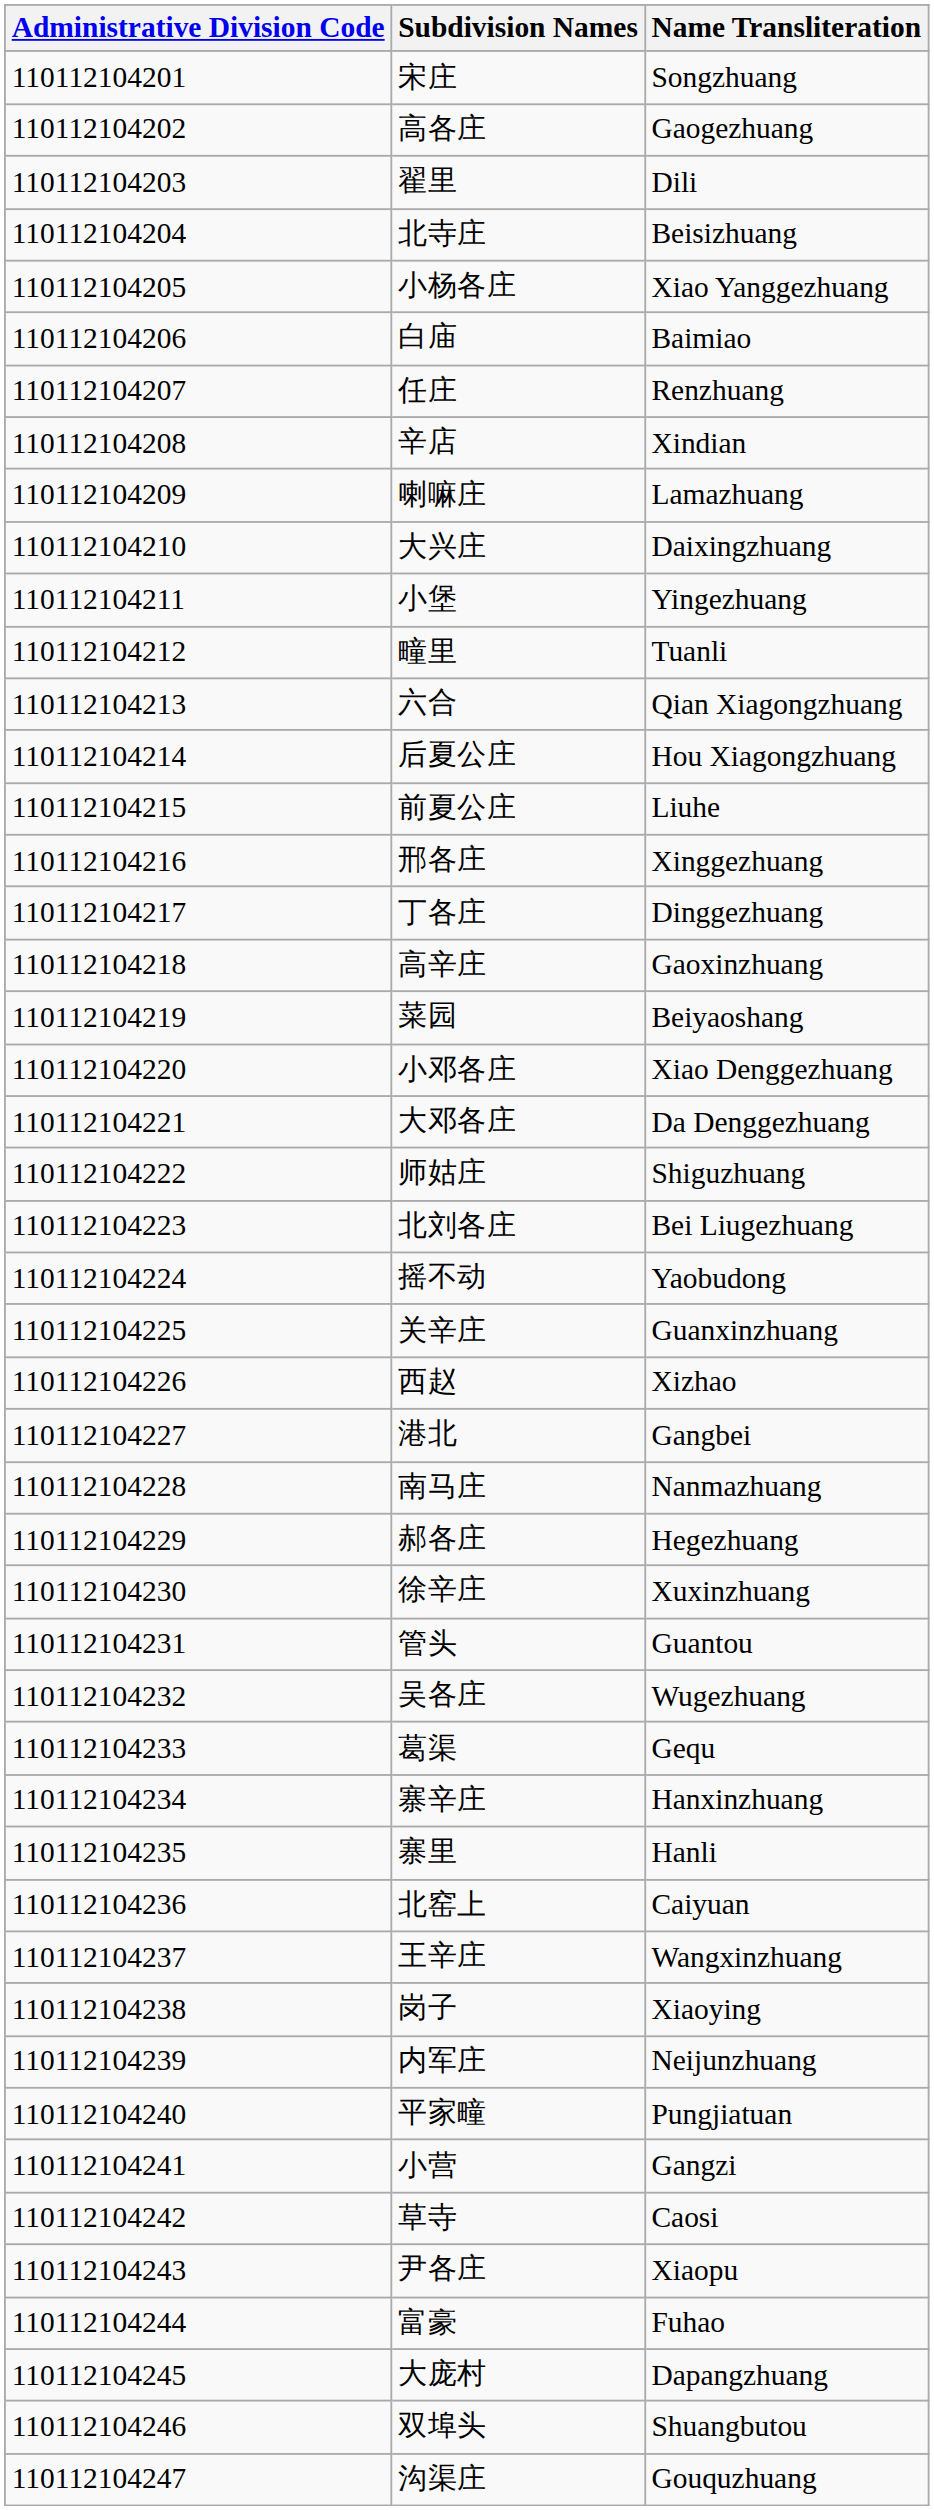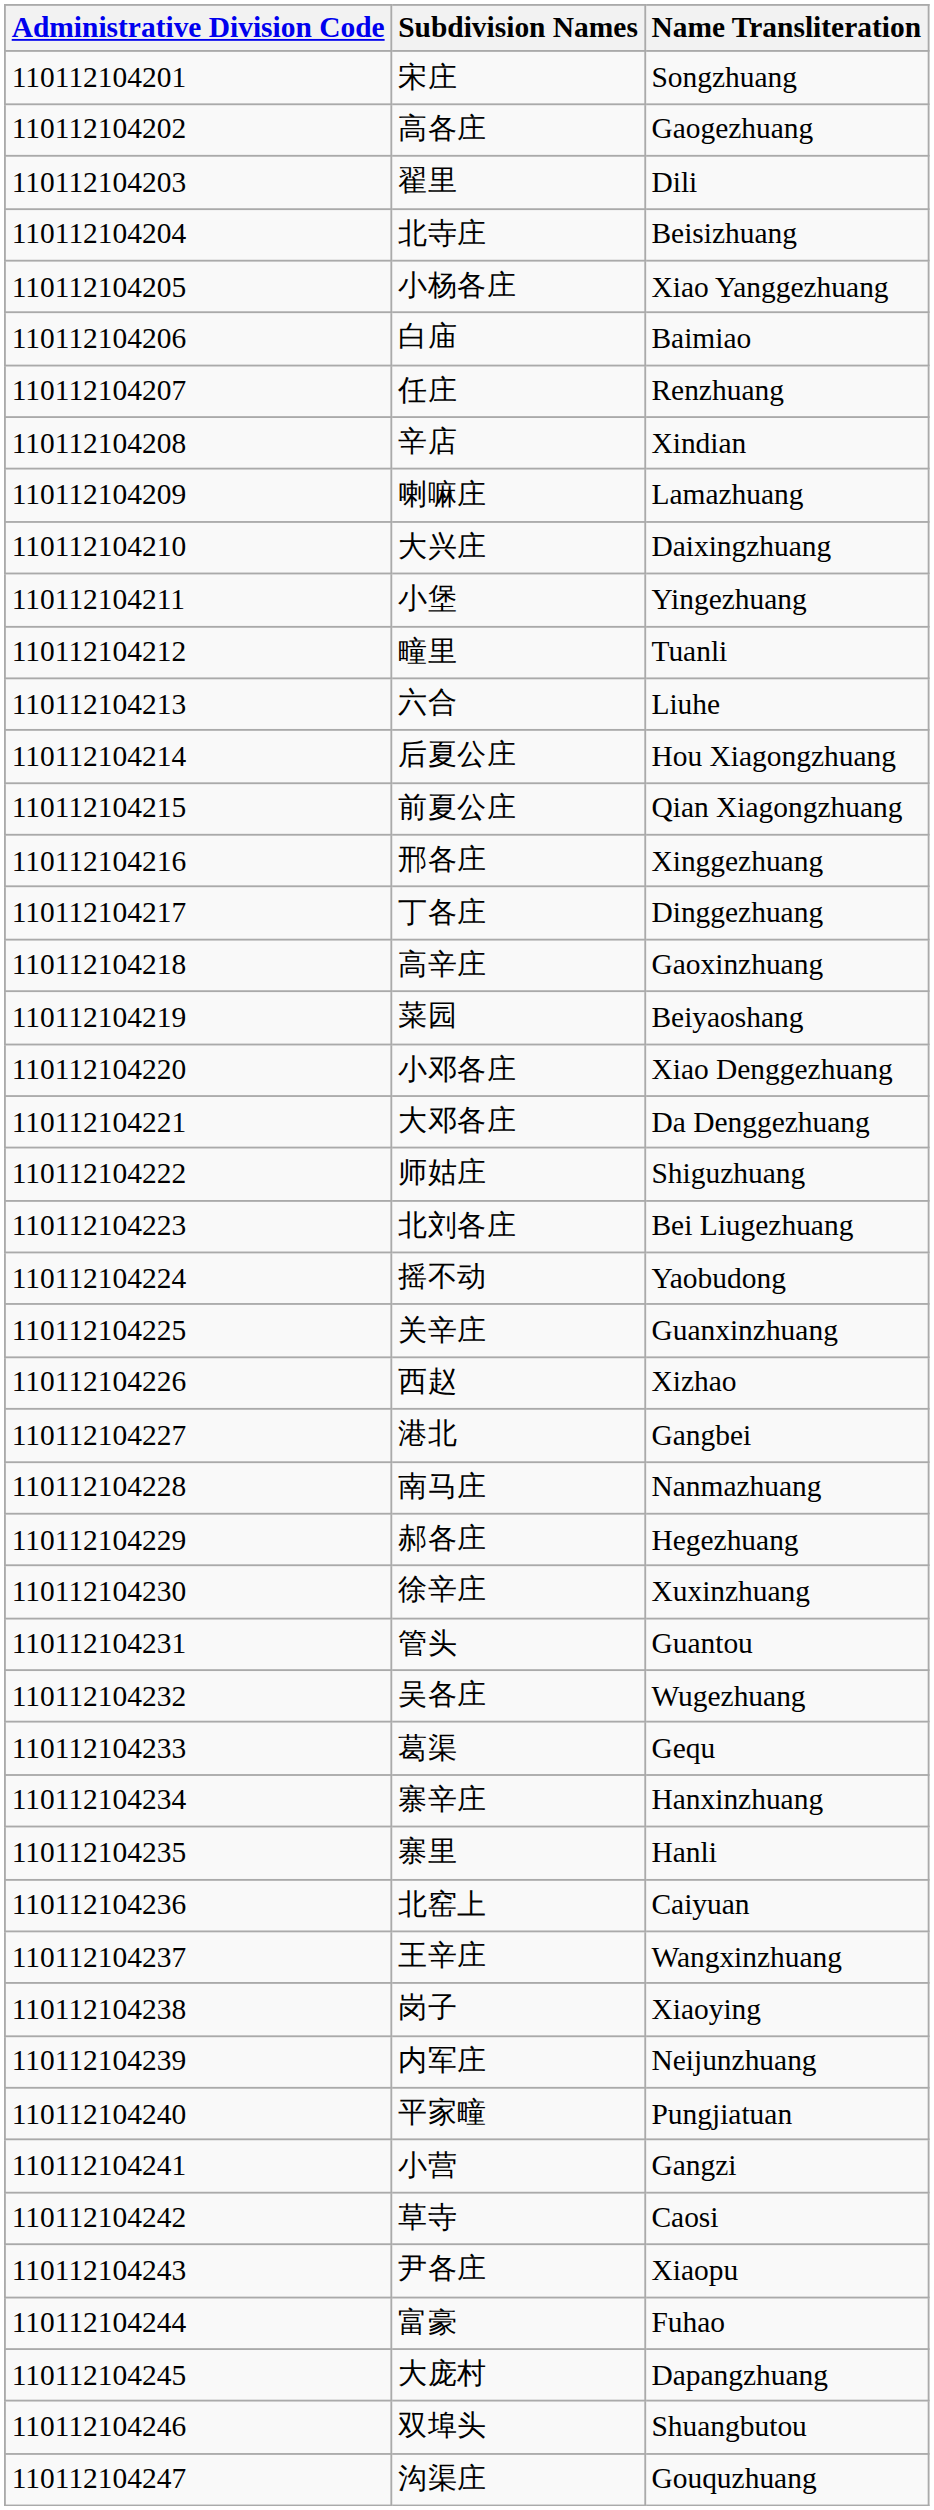(777, 703) Qian Xiagongzhuang -> (686, 703) Liuhe
(686, 808) Liuhe -> (777, 808) Qian Xiagongzhuang
